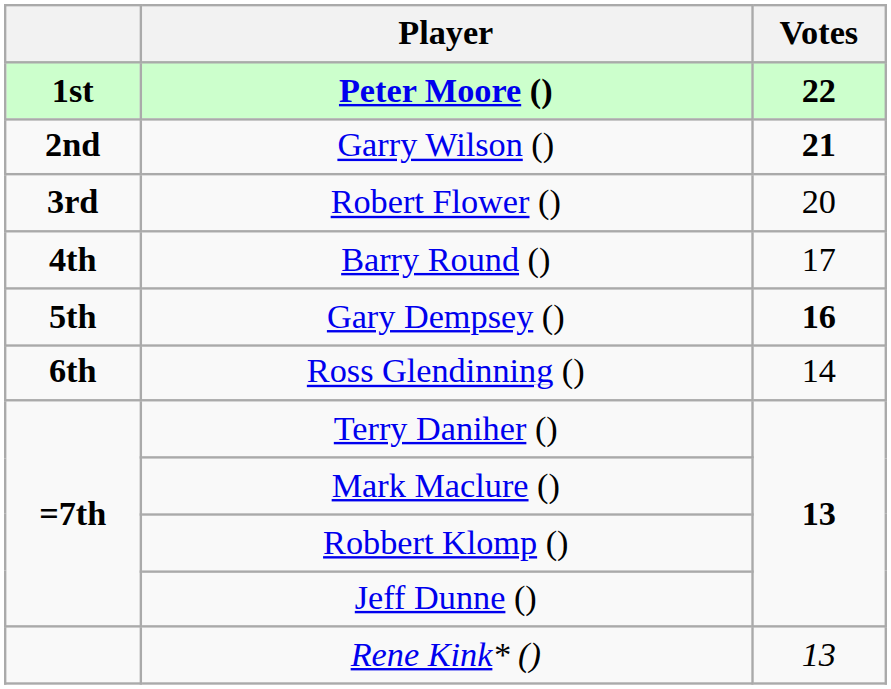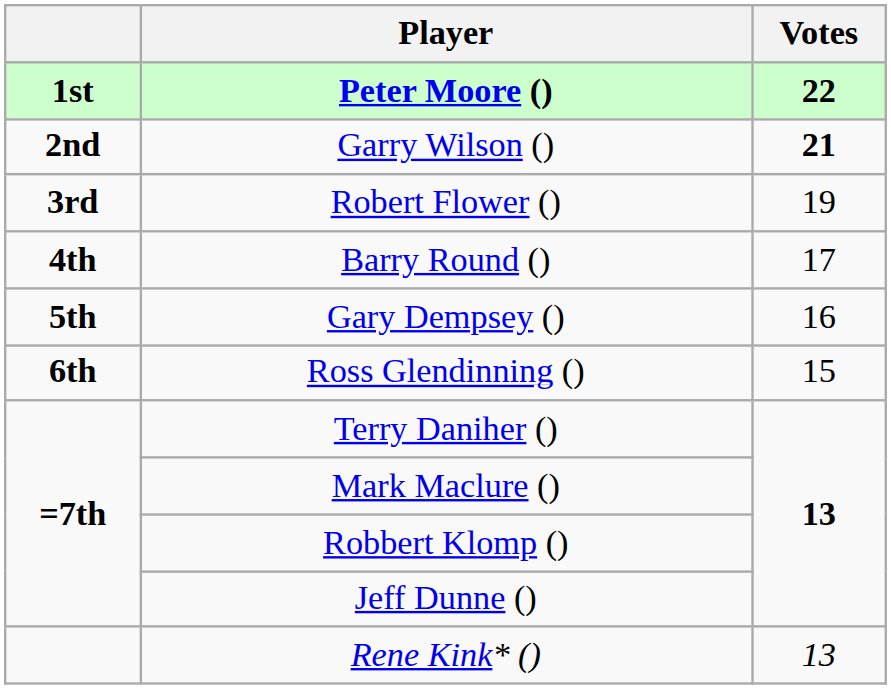(819, 202) 20 -> (819, 202) 19
(819, 315) bold -> (819, 315) normal
(819, 372) 14 -> (819, 372) 15
